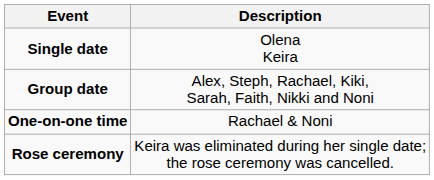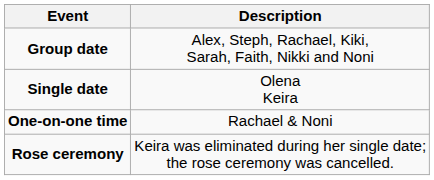rows swapped: (68, 48) <-> (68, 89)
